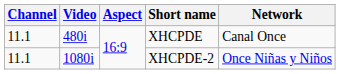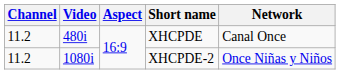(19, 36) 11.1 -> (19, 36) 11.2
(19, 58) 11.1 -> (19, 58) 11.2
